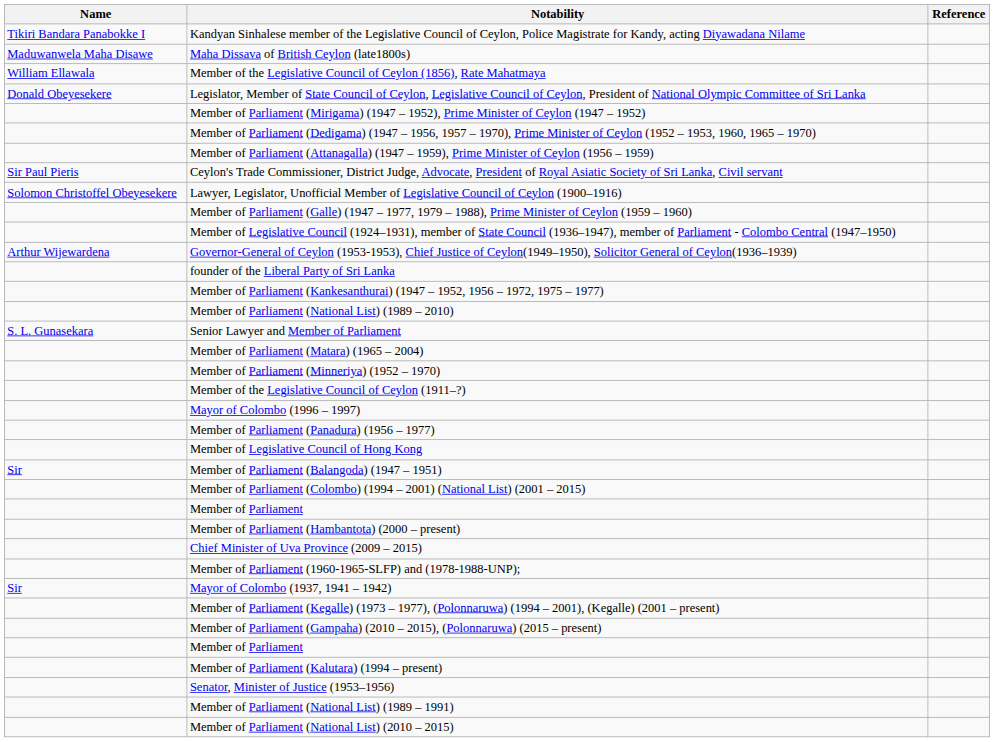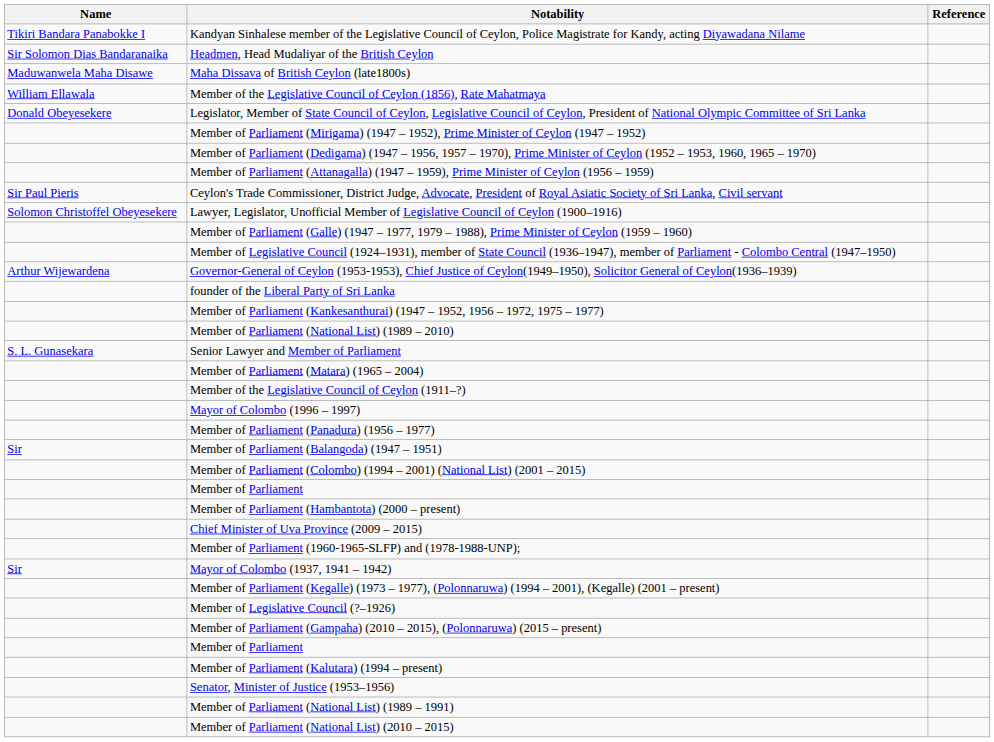+ row: (88, 53)
- row: (96, 371)
- row: (96, 450)
+ row: (96, 608)
